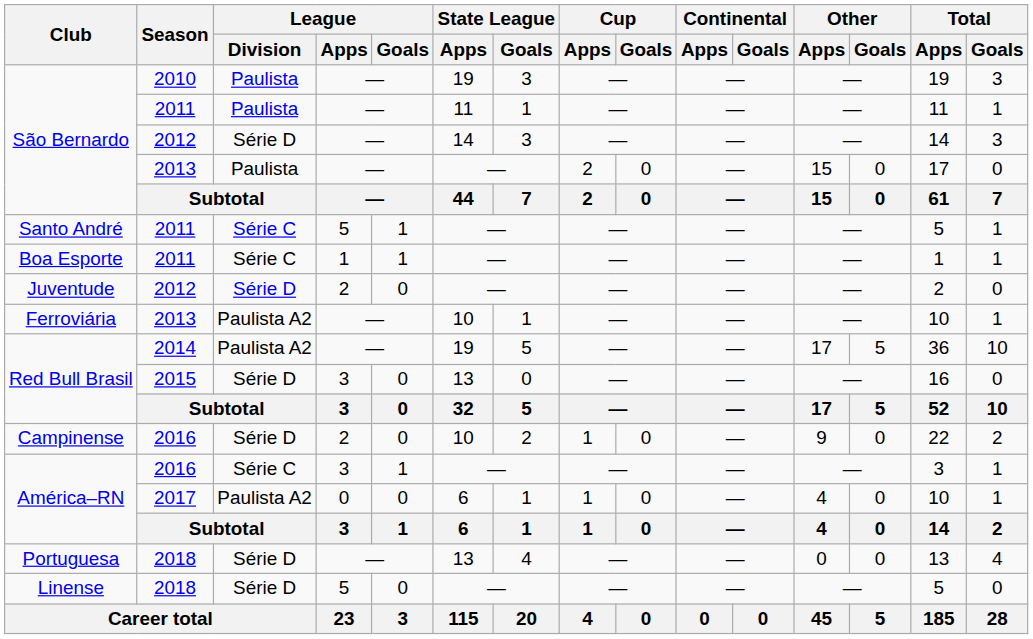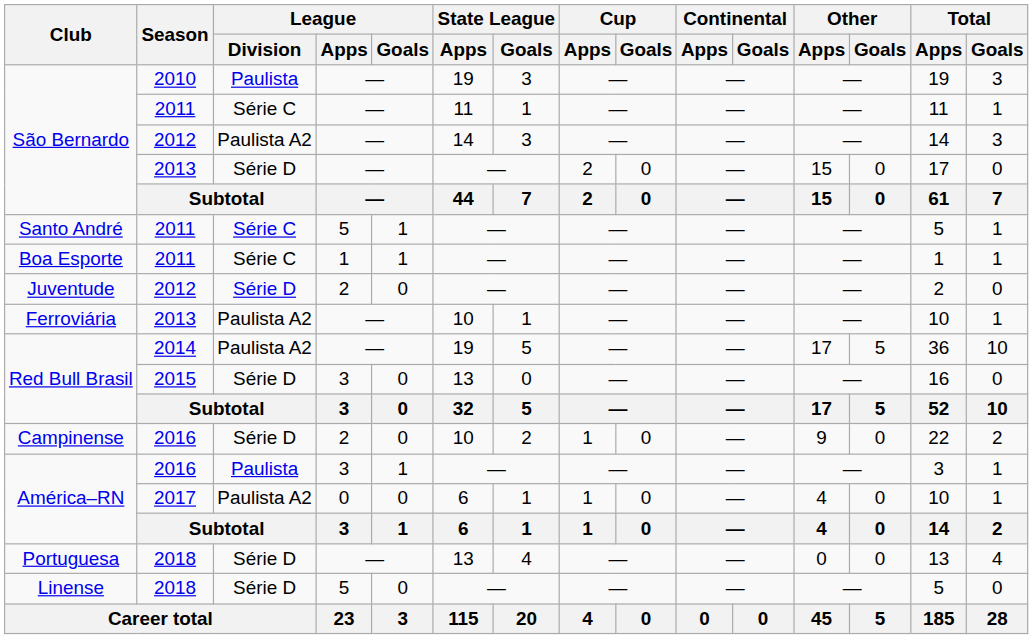(265, 109) Paulista -> (265, 109) Série C
(265, 139) Série D -> (265, 139) Paulista A2
(265, 169) Paulista -> (265, 169) Série D
(265, 468) Série C -> (265, 468) Paulista
